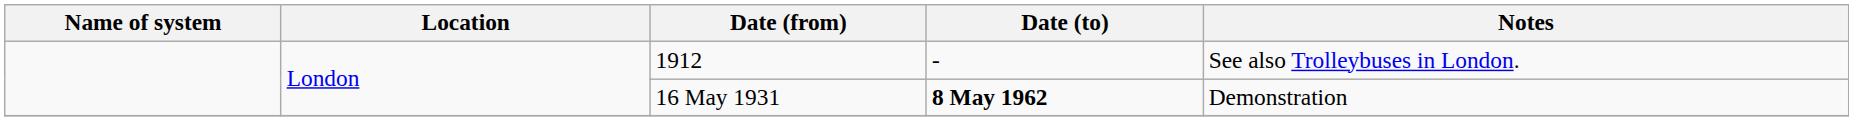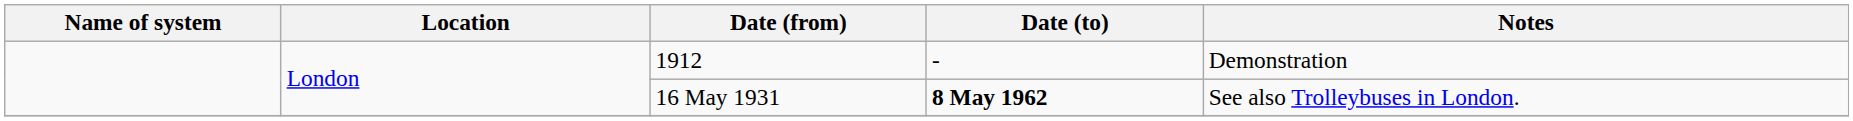(1364, 60) See also Trolleybuses in London. -> (1278, 60) Demonstration
(1278, 97) Demonstration -> (1364, 97) See also Trolleybuses in London.
